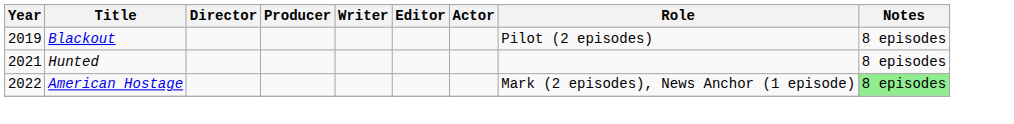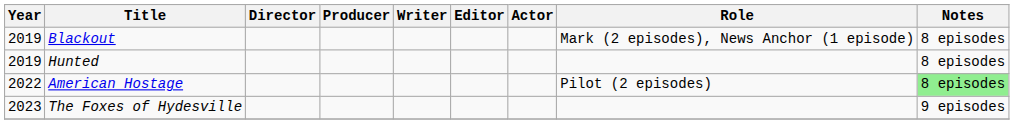(577, 39) Pilot (2 episodes) -> (737, 39) Mark (2 episodes), News Anchor (1 episode)
(25, 62) 2021 -> (25, 62) 2019
(678, 85) Mark (2 episodes), News Anchor (1 episode) -> (636, 85) Pilot (2 episodes)
+ row: (145, 108)
